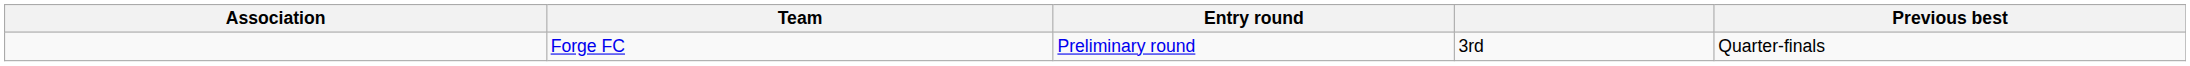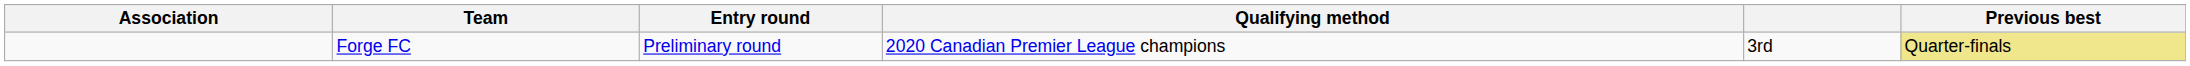+ column: (1313, 18)
(1772, 46) no background -> (1958, 46) khaki background
